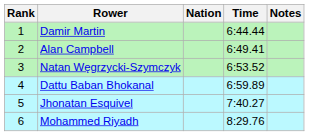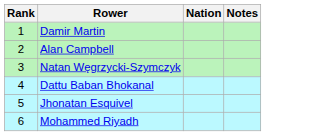- column: (246, 13)
